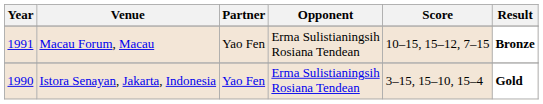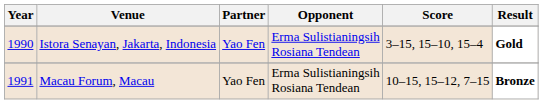rows swapped: (128, 81) <-> (97, 44)
